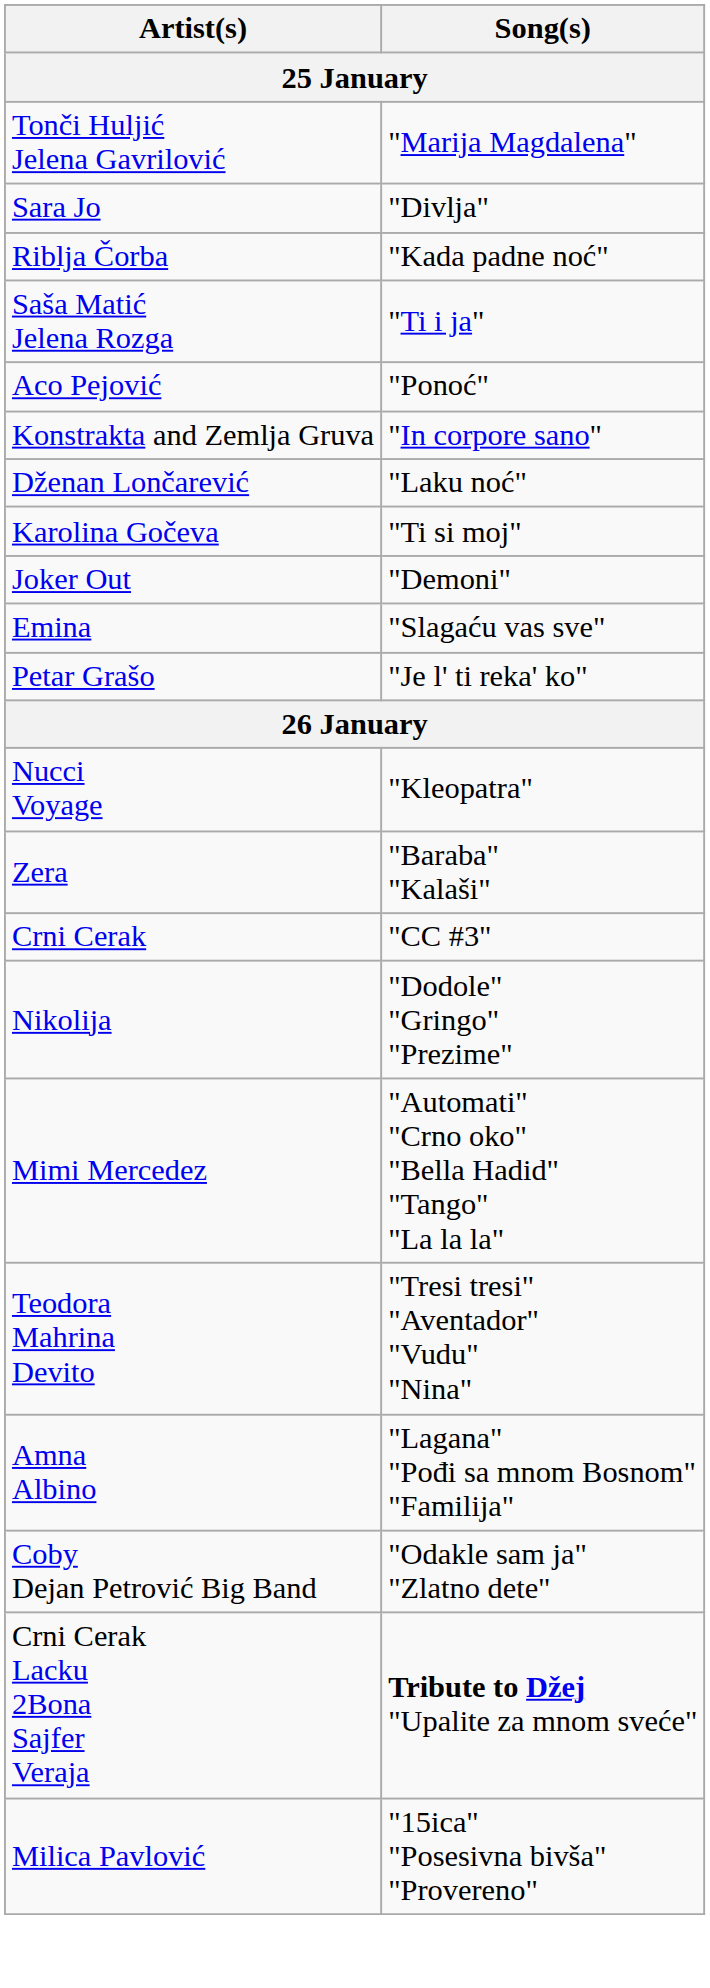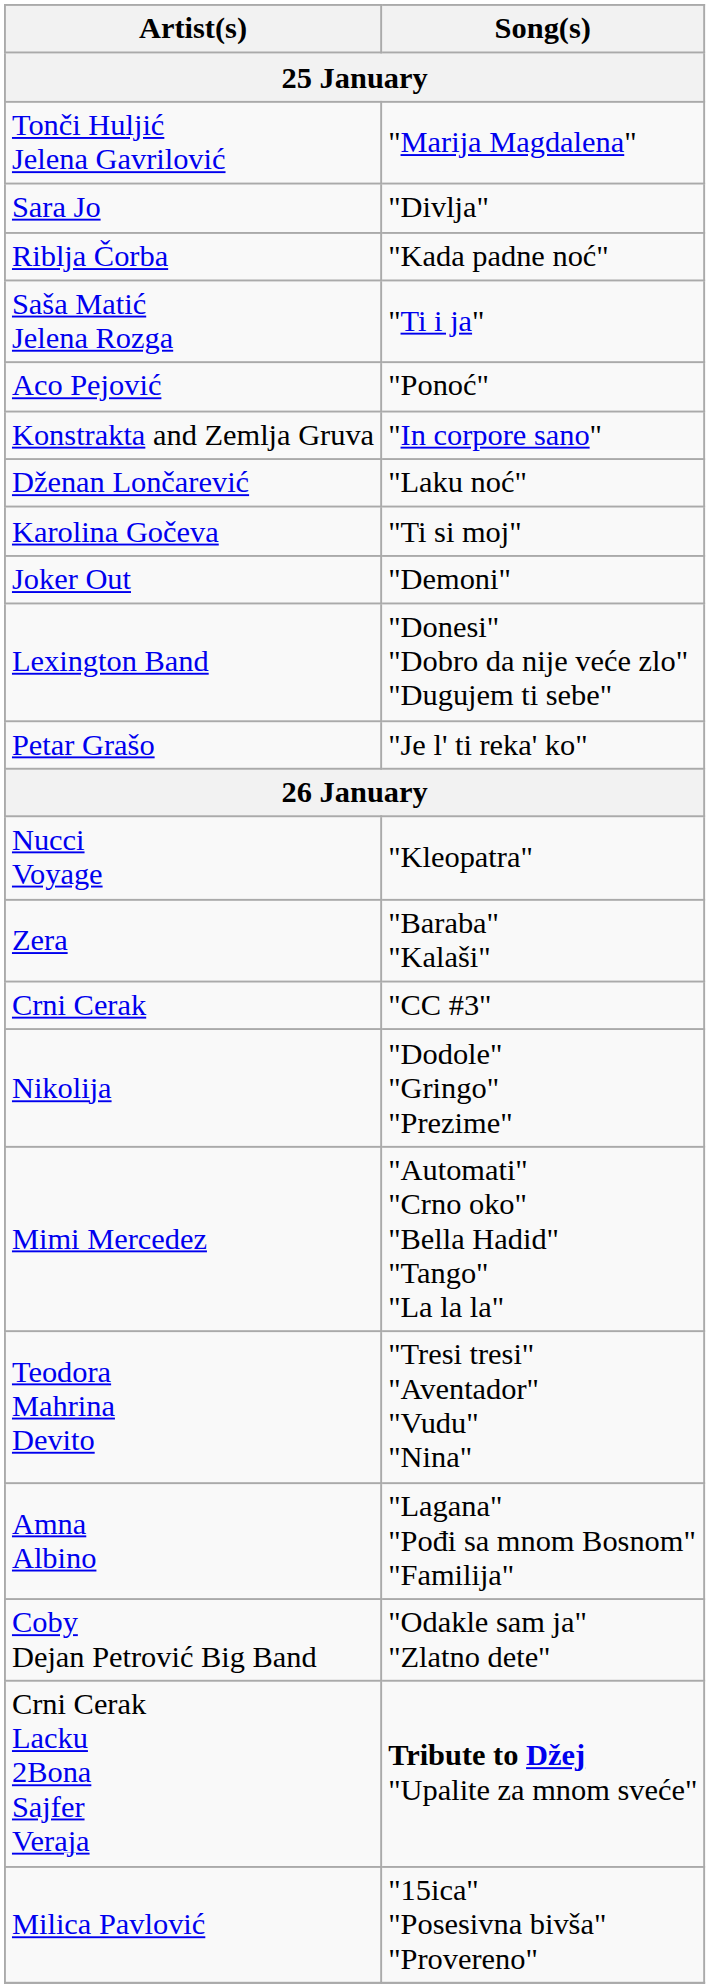- row: (52, 627)
+ row: (110, 661)
